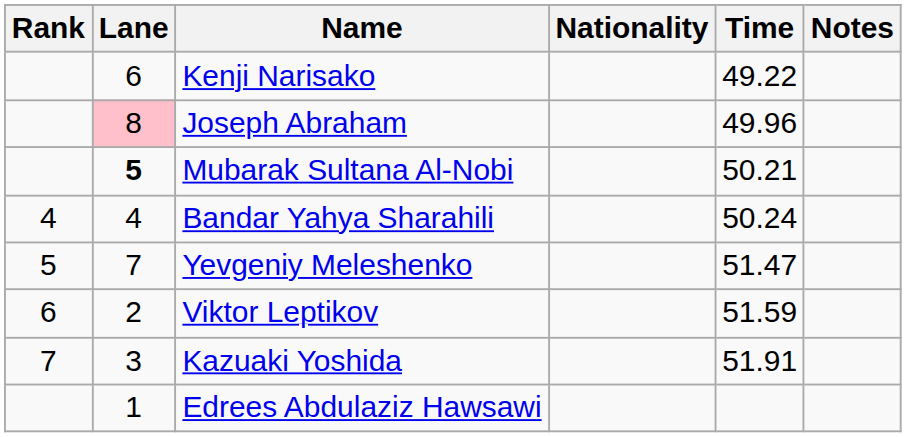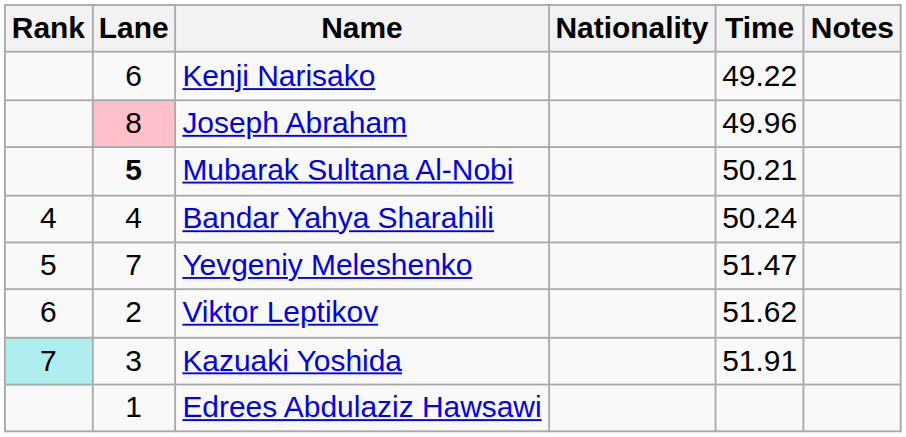(760, 312) 51.59 -> (760, 312) 51.62
(48, 360) no background -> (48, 360) paleturquoise background
